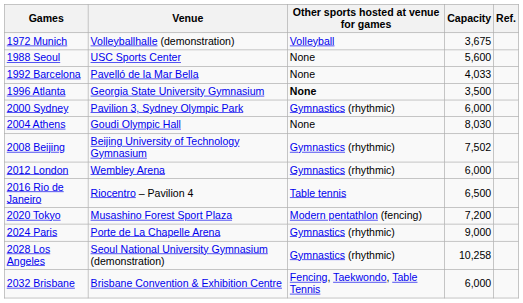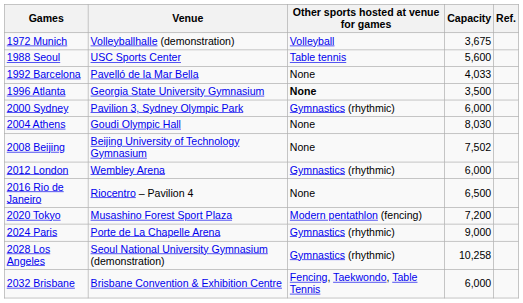(302, 58) None -> (318, 58) Table tennis
(342, 147) Gymnastics (rhythmic) -> (302, 147) None
(318, 193) Table tennis -> (302, 193) None
